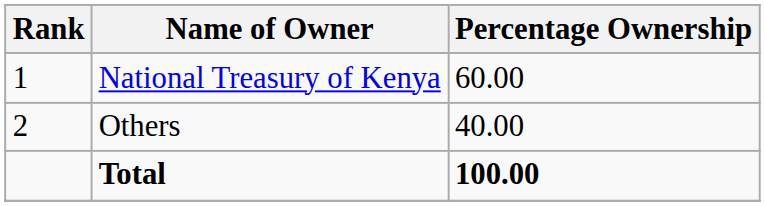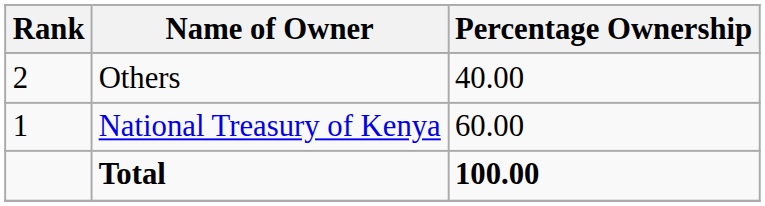rows swapped: (270, 77) <-> (140, 126)
